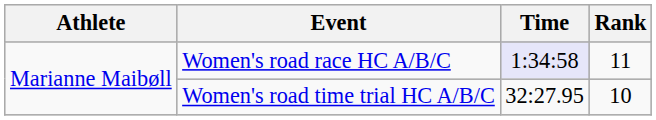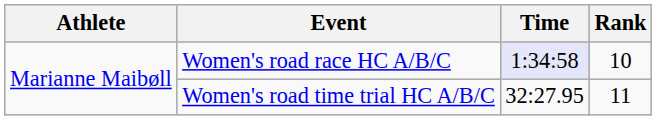(620, 60) 11 -> (620, 60) 10
(620, 96) 10 -> (620, 96) 11
